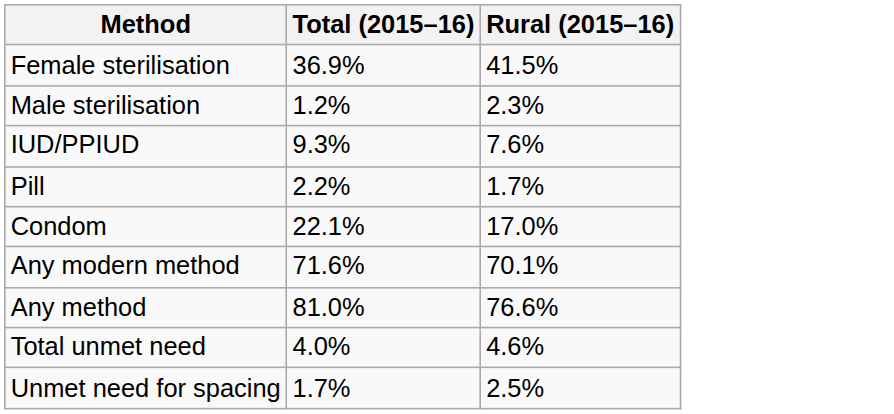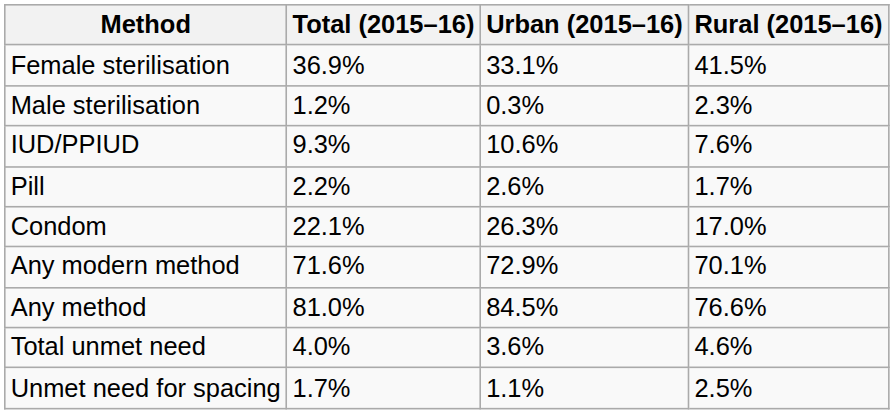+ column: (584, 24)
